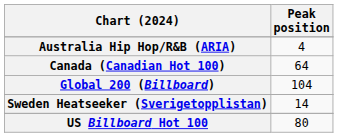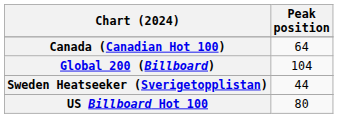- row: (138, 47)
(302, 104) 14 -> (302, 85) 44
